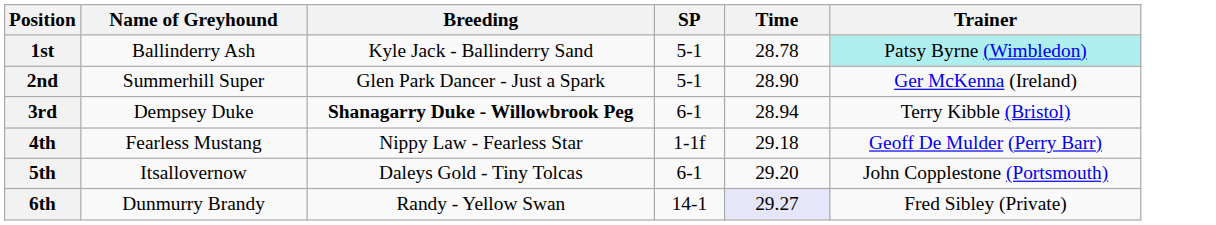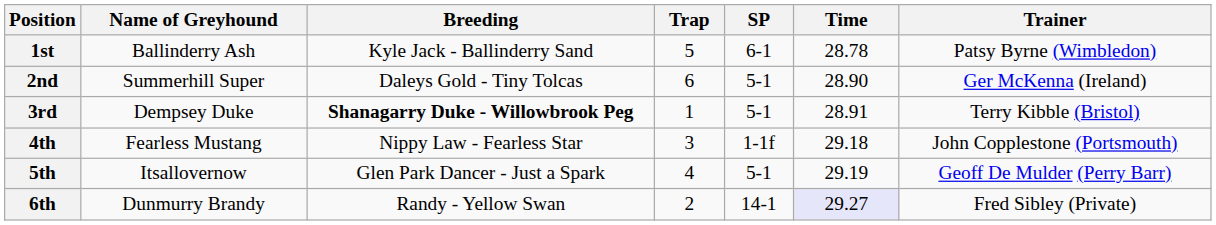+ column: (689, 19)
(689, 50) 5-1 -> (759, 50) 6-1
(986, 50) paleturquoise background -> (1055, 50) no background
(481, 81) Glen Park Dancer - Just a Spark -> (481, 81) Daleys Gold - Tiny Tolcas
(689, 111) 6-1 -> (759, 111) 5-1
(777, 111) 28.94 -> (846, 111) 28.91
(986, 142) Geoff De Mulder (Perry Barr) -> (1055, 142) John Copplestone (Portsmouth)
(481, 173) Daleys Gold - Tiny Tolcas -> (481, 173) Glen Park Dancer - Just a Spark
(689, 173) 6-1 -> (759, 173) 5-1
(777, 173) 29.20 -> (846, 173) 29.19
(986, 173) John Copplestone (Portsmouth) -> (1055, 173) Geoff De Mulder (Perry Barr)
